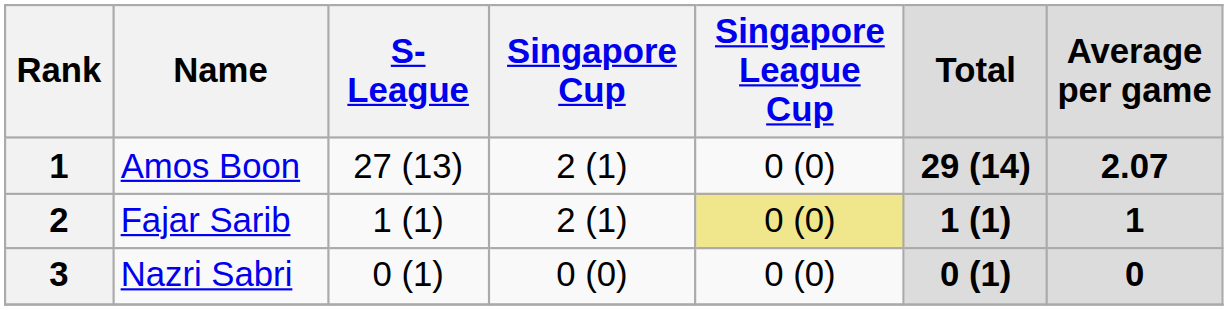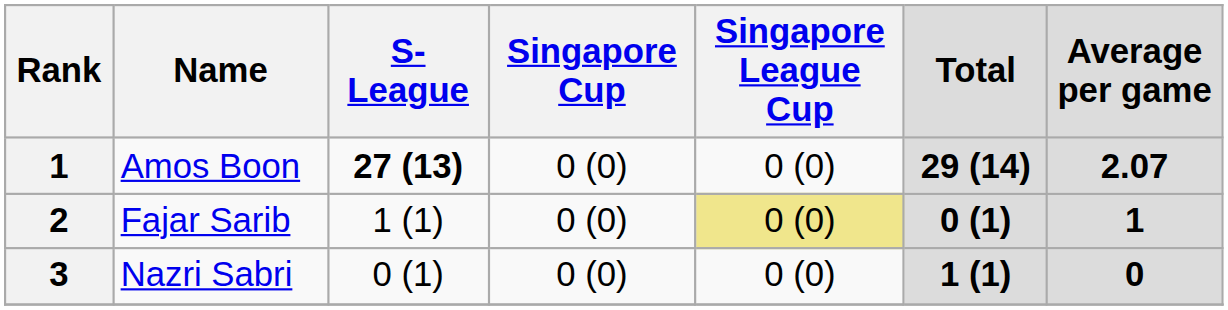(408, 165) normal -> (408, 165) bold
(592, 165) 2 (1) -> (592, 165) 0 (0)
(592, 220) 2 (1) -> (592, 220) 0 (0)
(976, 220) 1 (1) -> (976, 220) 0 (1)
(976, 275) 0 (1) -> (976, 275) 1 (1)
